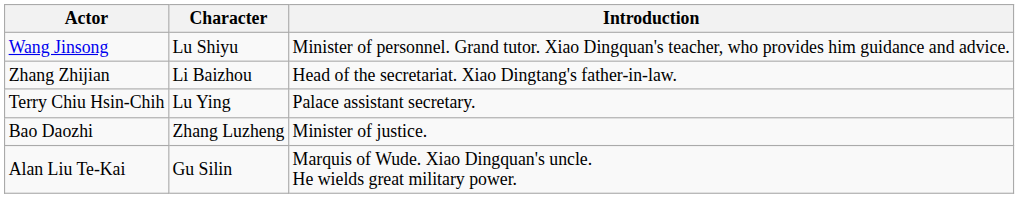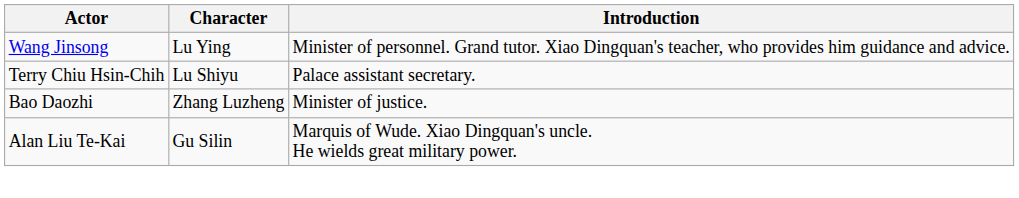(205, 46) Lu Shiyu -> (201, 46) Lu Ying
- row: (59, 74)
(201, 103) Lu Ying -> (205, 74) Lu Shiyu
